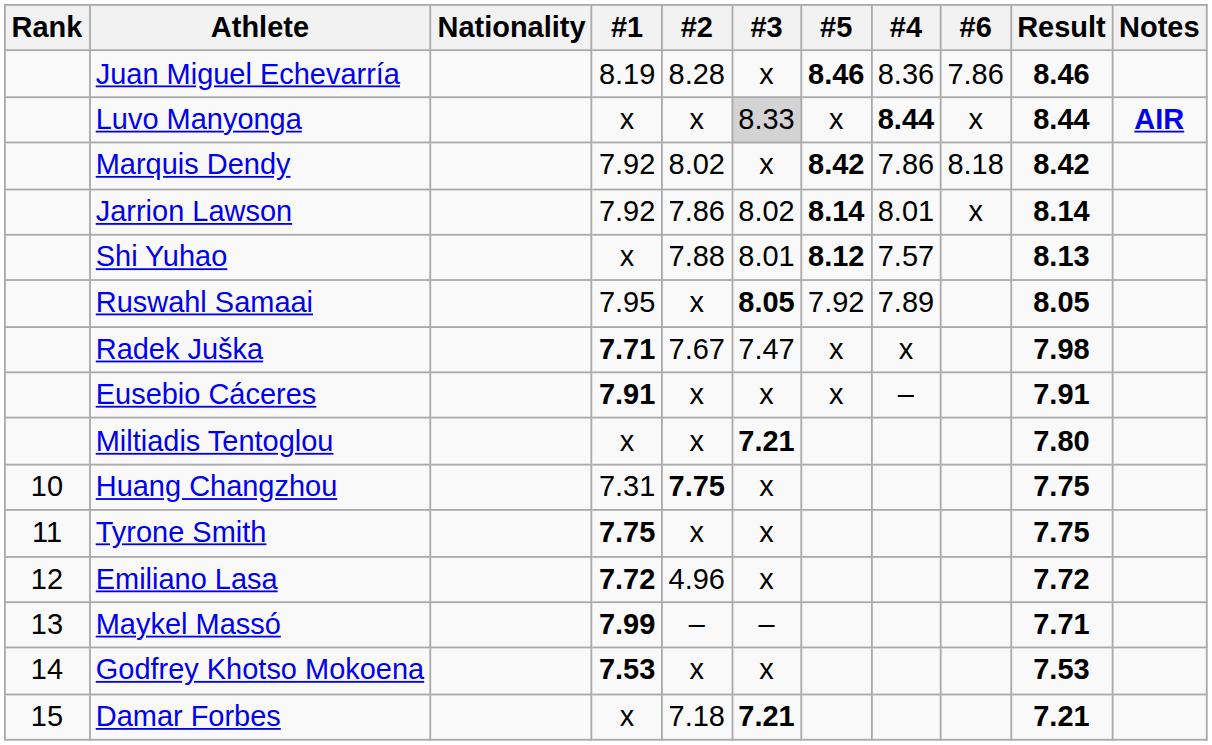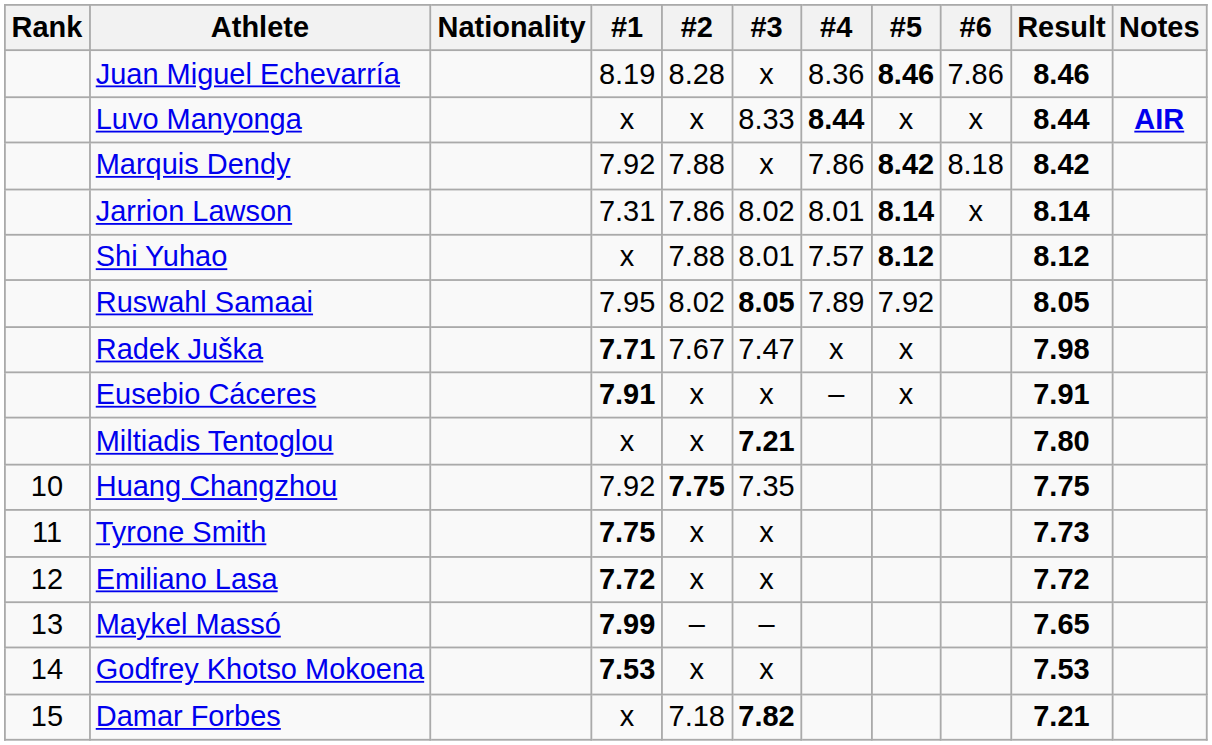columns swapped: (906, 27) <-> (836, 27)
(767, 119) lightgrey background -> (767, 119) no background
(697, 165) 8.02 -> (697, 165) 7.88
(627, 211) 7.92 -> (627, 211) 7.31
(1061, 257) 8.13 -> (1061, 257) 8.12
(697, 303) x -> (697, 303) 8.02
(627, 486) 7.31 -> (627, 486) 7.92
(766, 486) x -> (767, 486) 7.35
(1061, 532) 7.75 -> (1061, 532) 7.73
(697, 578) 4.96 -> (697, 578) x
(1061, 624) 7.71 -> (1061, 624) 7.65
(767, 716) 7.21 -> (767, 716) 7.82
